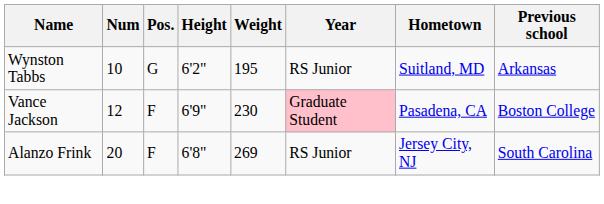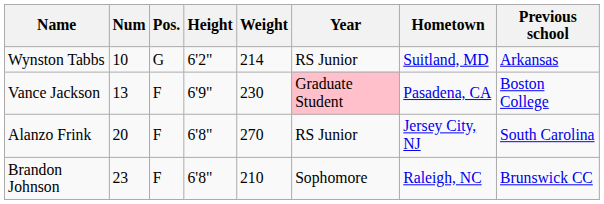(246, 68) 195 -> (252, 59) 214
(114, 110) 12 -> (120, 93) 13
(246, 153) 269 -> (252, 135) 270
+ row: (35, 178)
